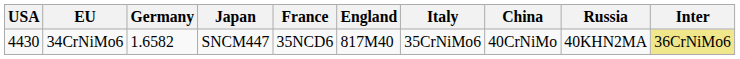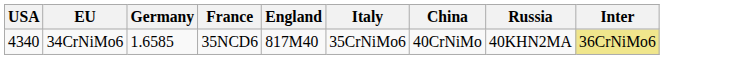- column: (235, 16)
(24, 41) 4430 -> (24, 41) 4340
(152, 41) 1.6582 -> (152, 41) 1.6585
